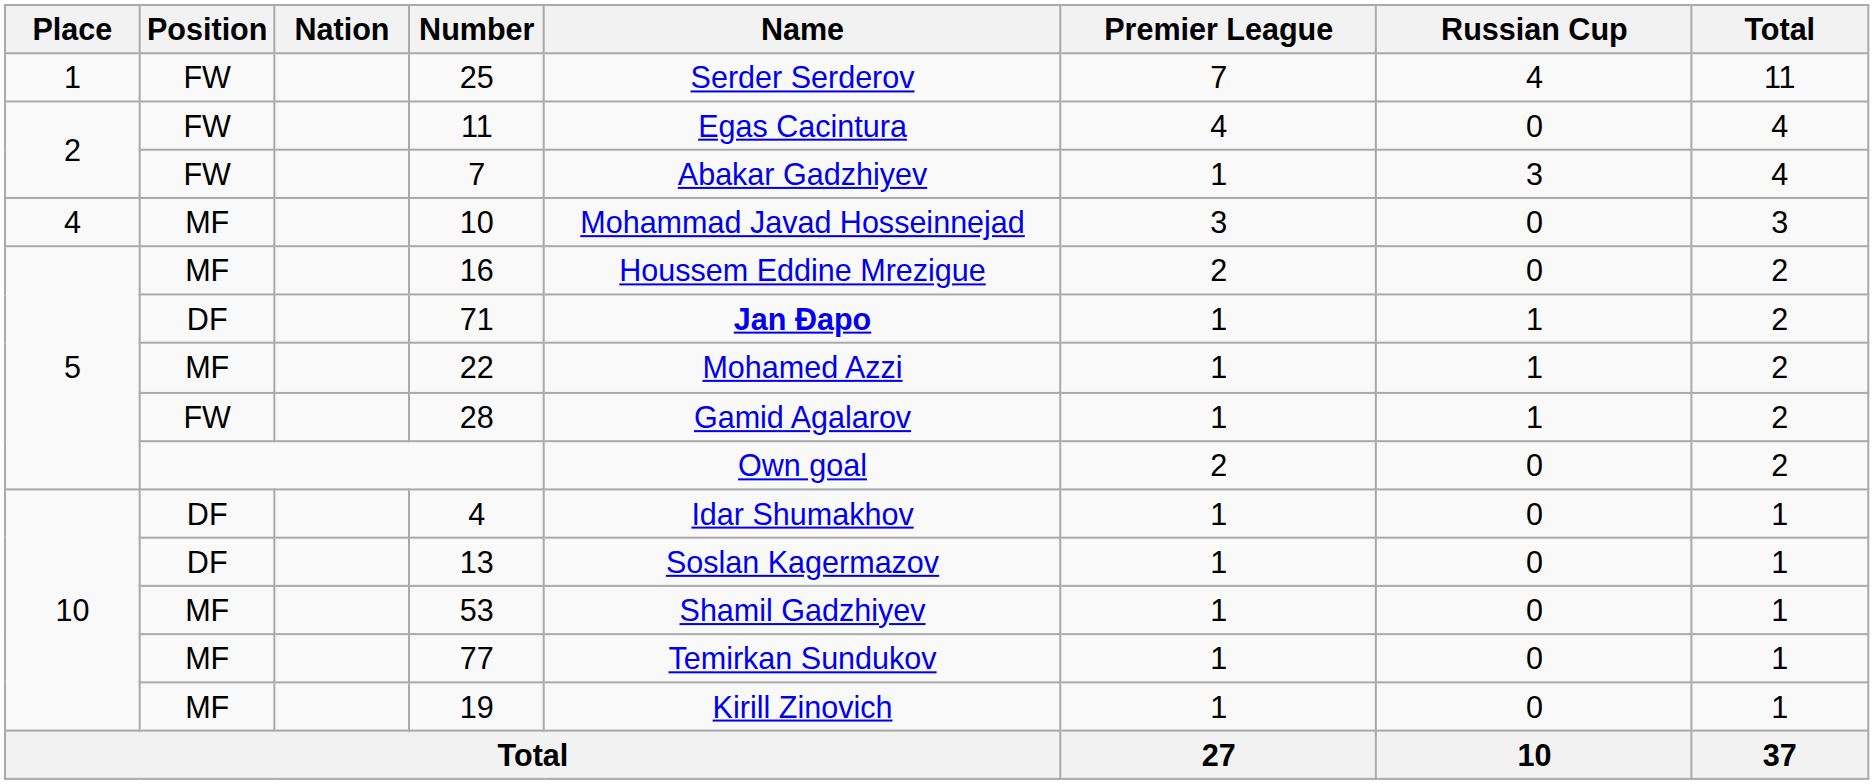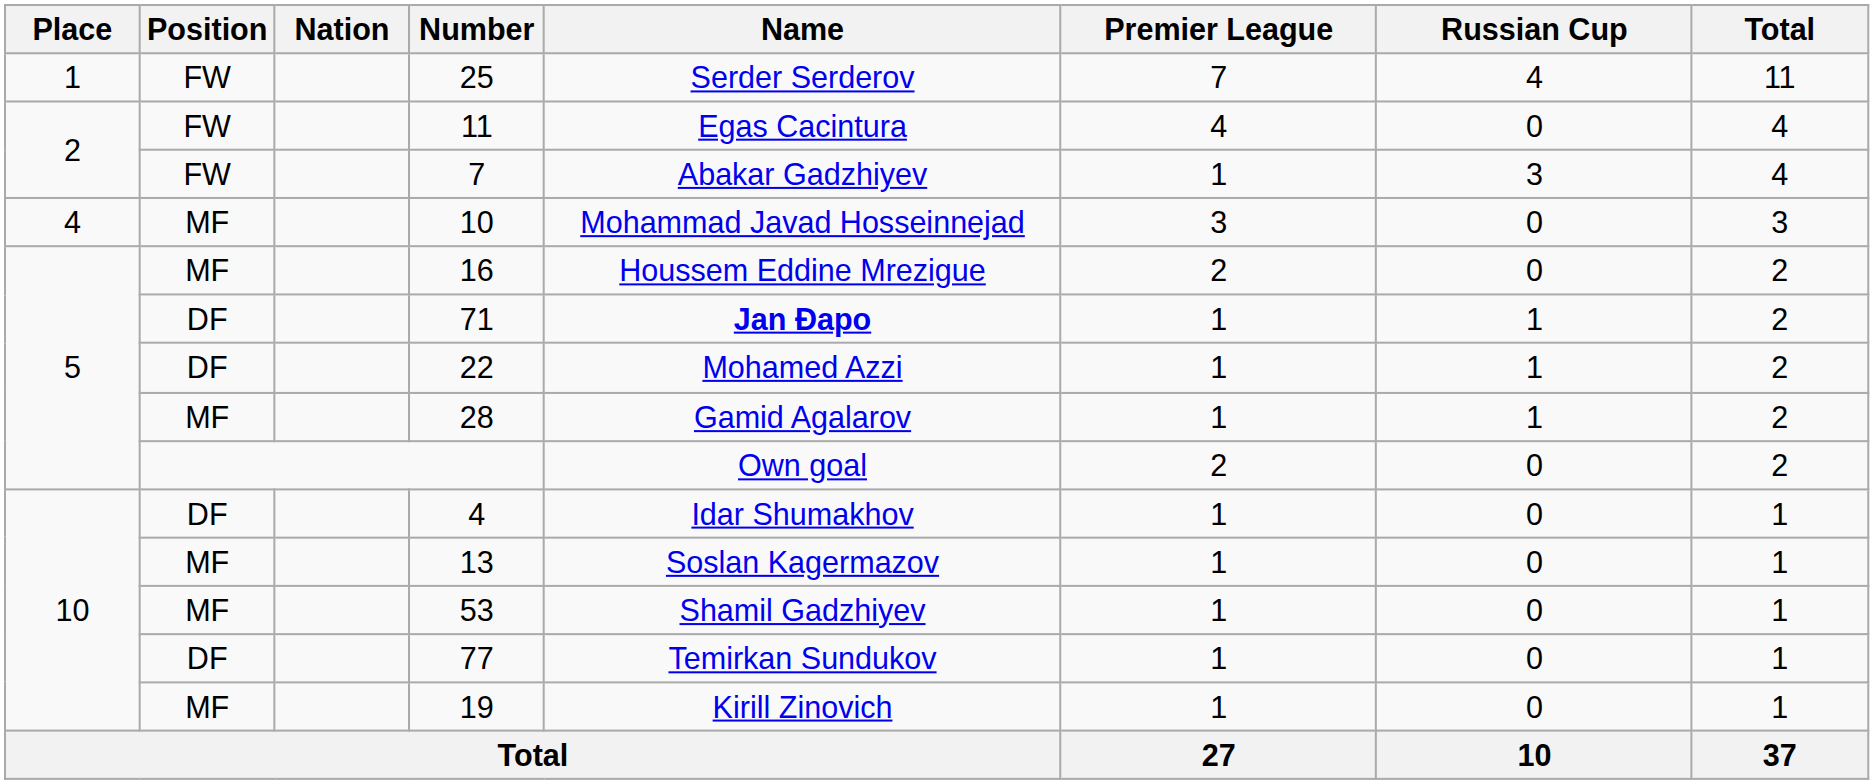(207, 368) MF -> (207, 368) DF
(207, 416) FW -> (207, 416) MF
(207, 561) DF -> (207, 561) MF
(207, 658) MF -> (207, 658) DF
